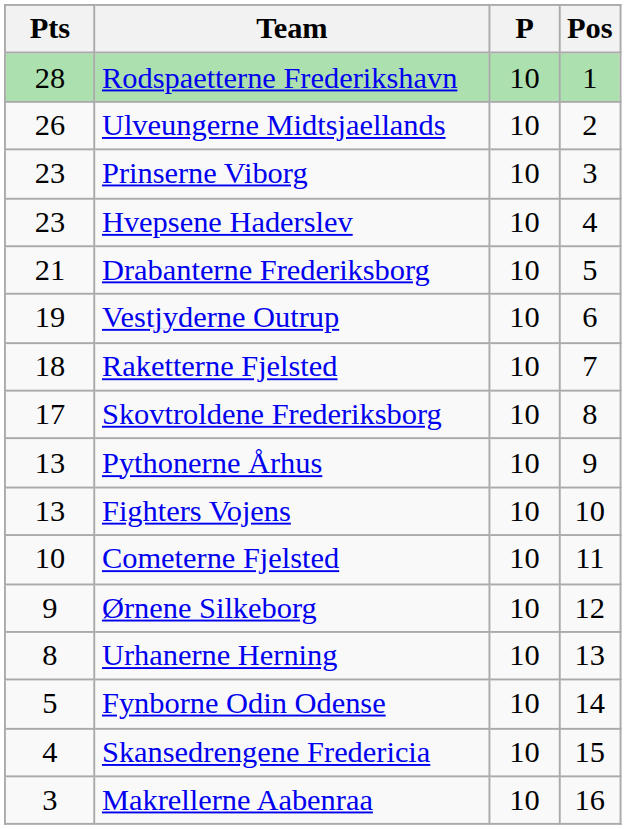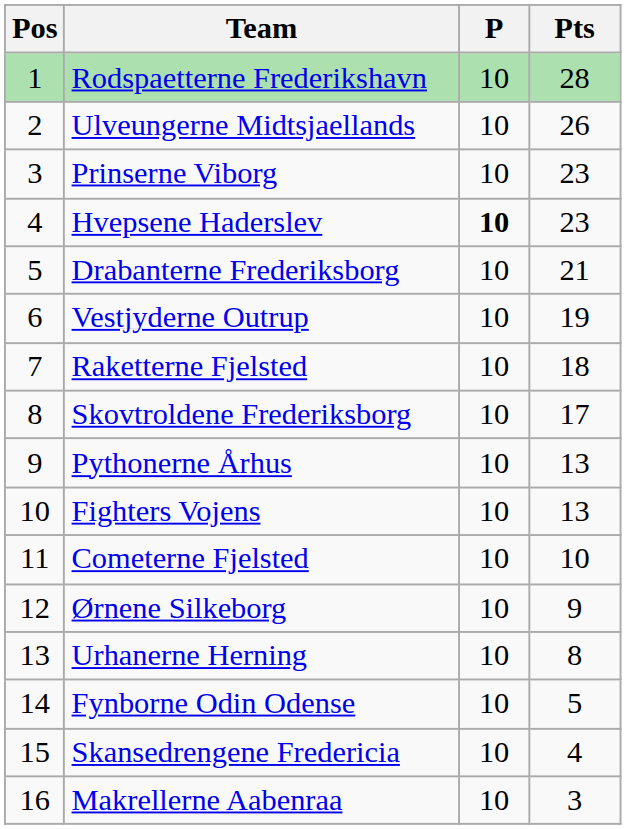columns swapped: (590, 28) <-> (50, 28)
(524, 221) normal -> (494, 221) bold
